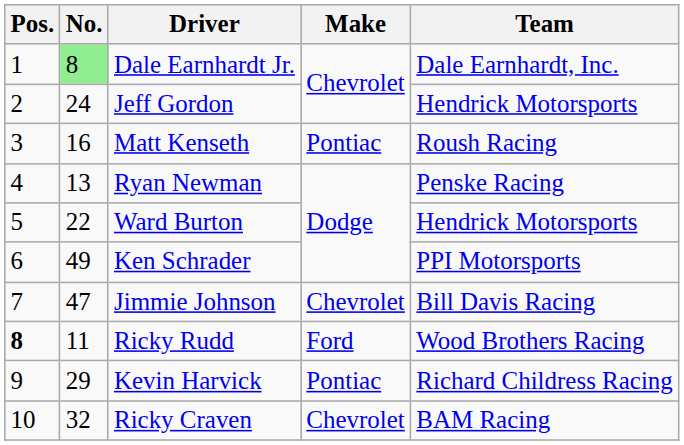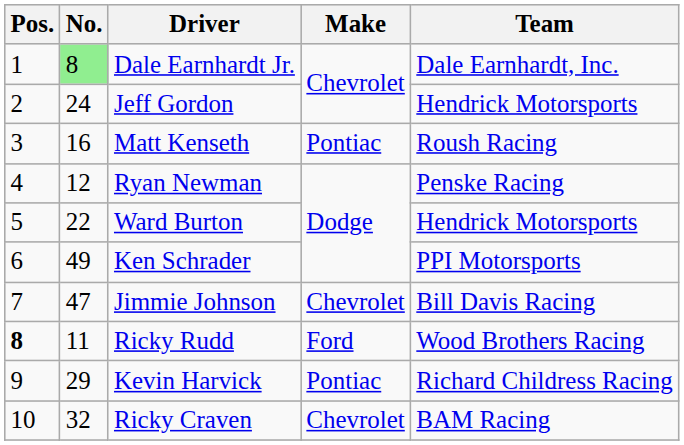(78, 182) 13 -> (78, 182) 12
